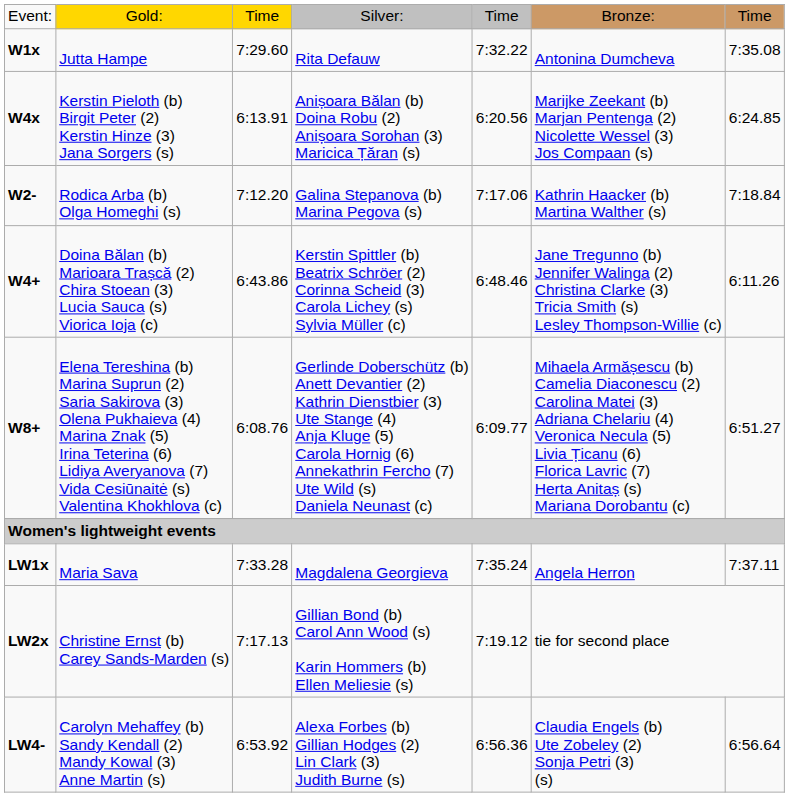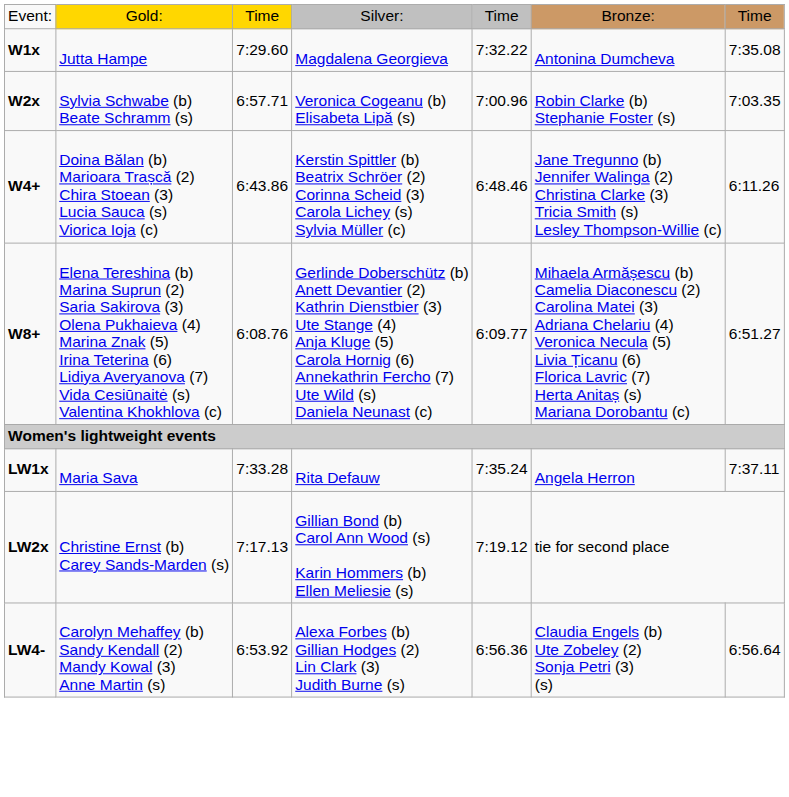(338, 58) Rita Defauw -> (372, 58) Magdalena Georgieva
+ row: (24, 100)
- row: (24, 118)
- row: (22, 195)
(372, 573) Magdalena Georgieva -> (338, 478) Rita Defauw
